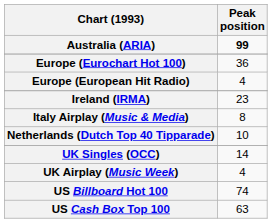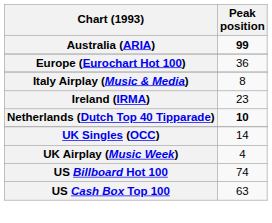- row: (111, 81)
rows swapped: (111, 99) <-> (111, 117)
(242, 136) normal -> (242, 117) bold
